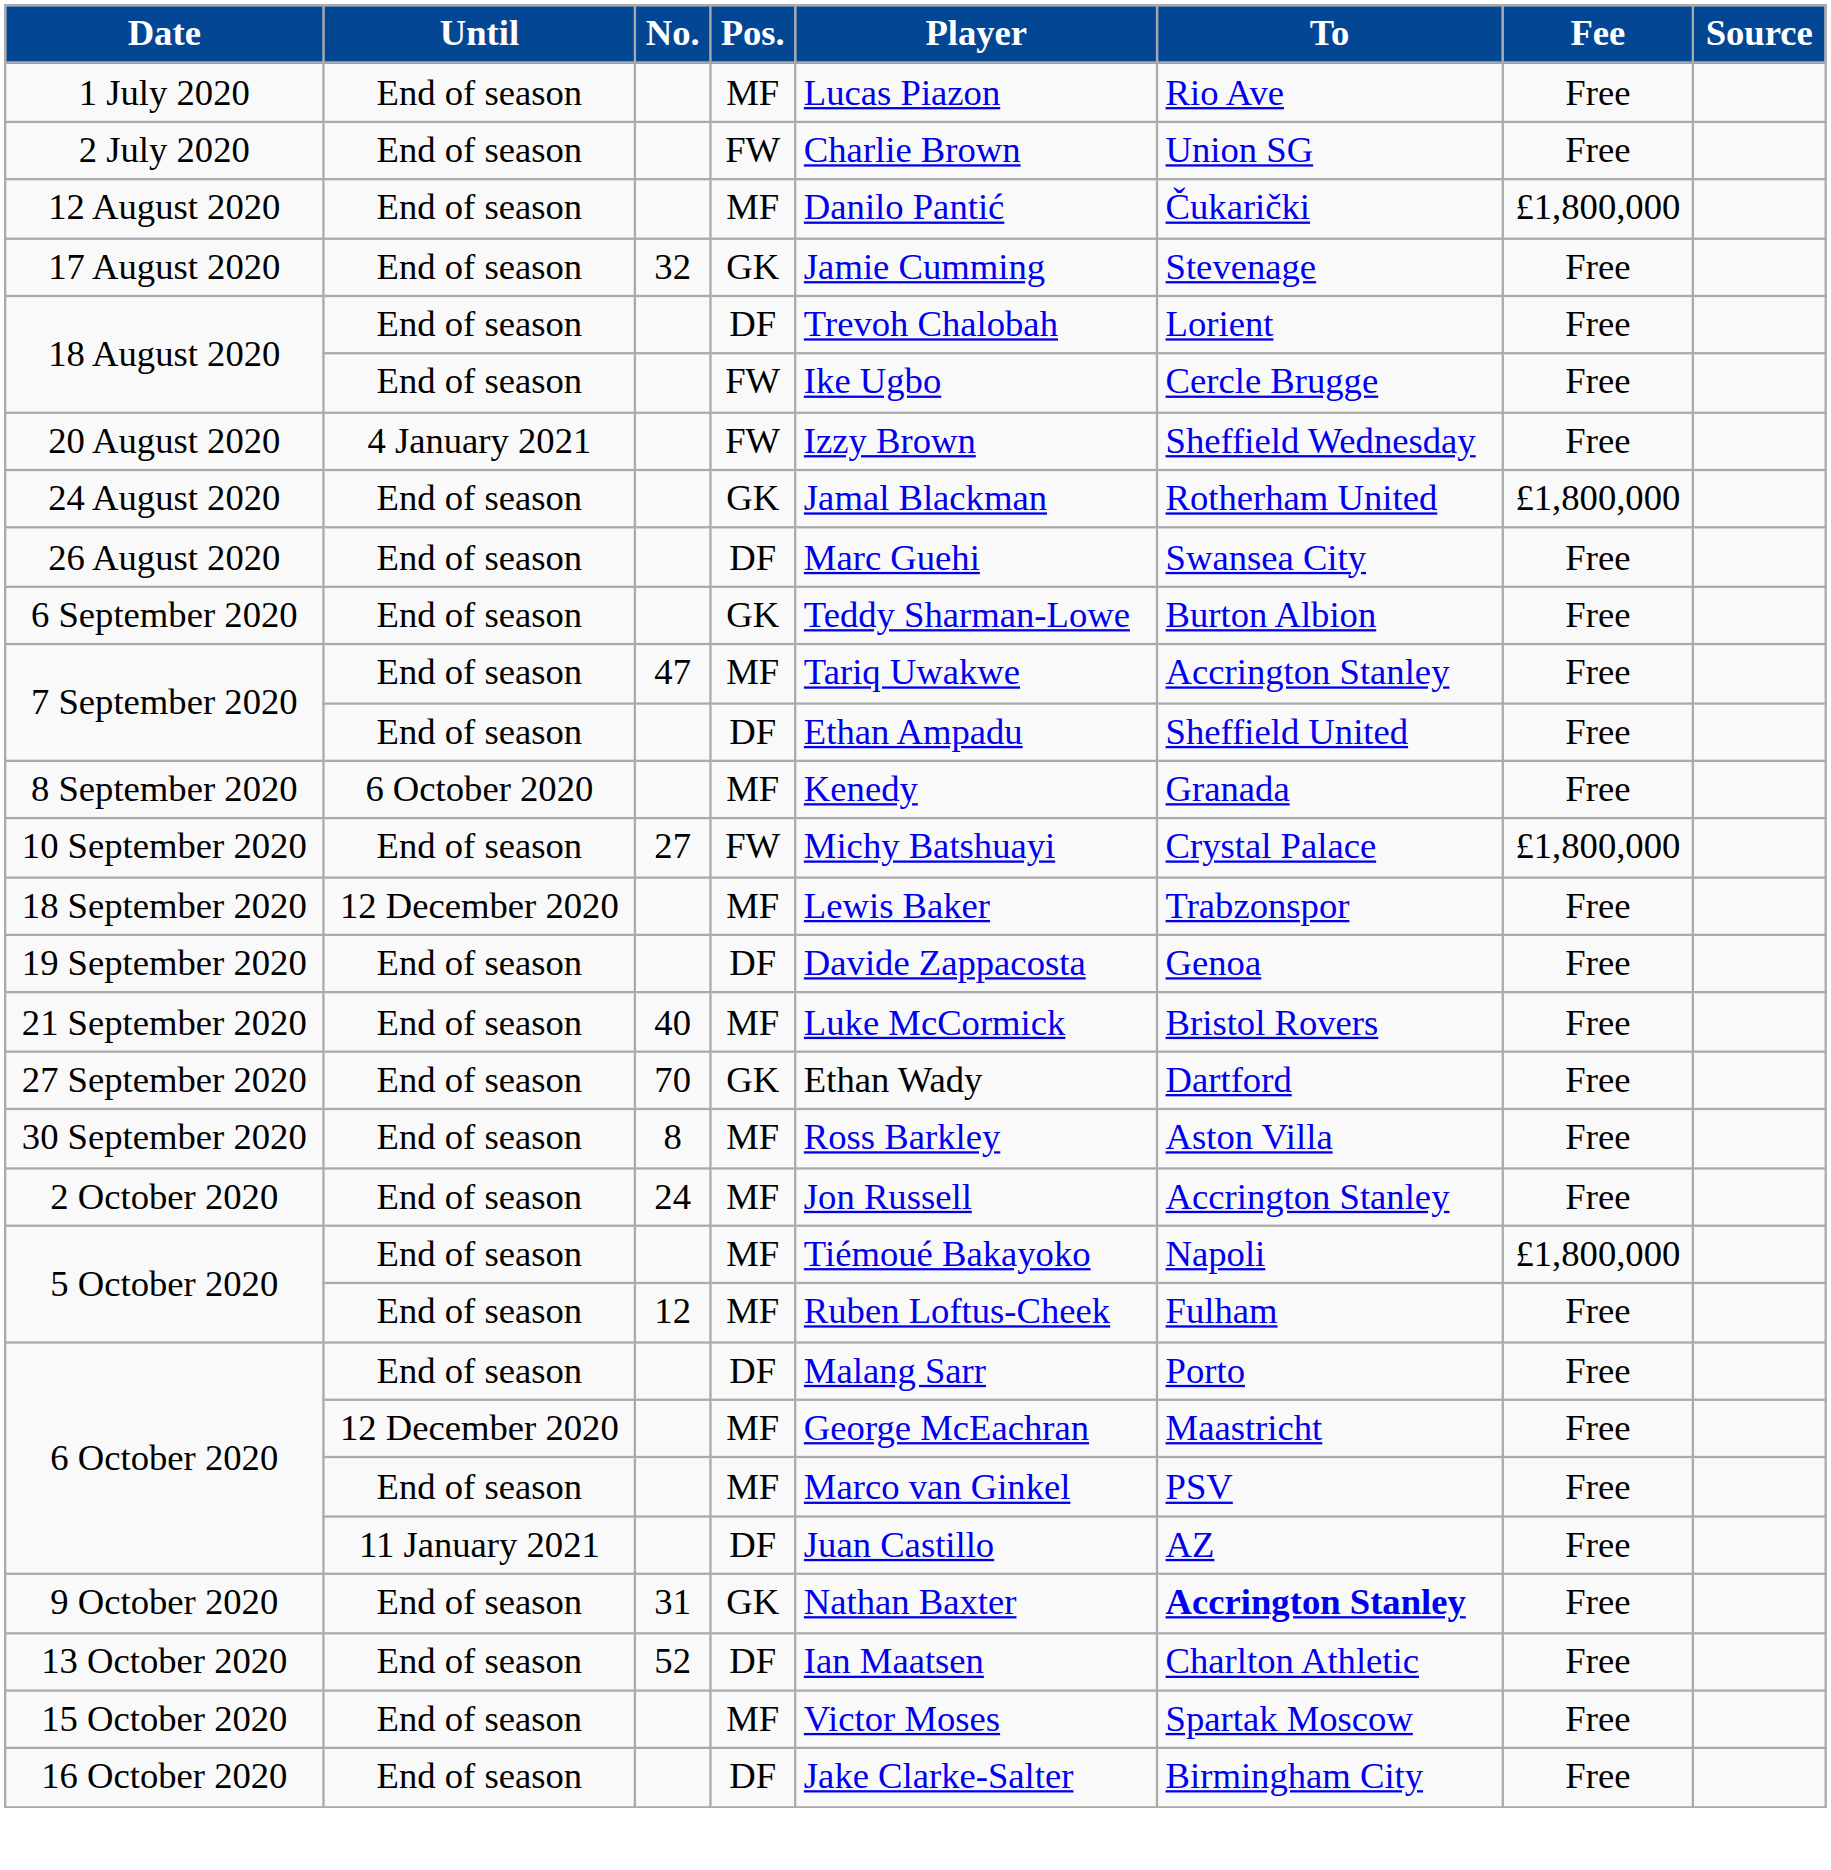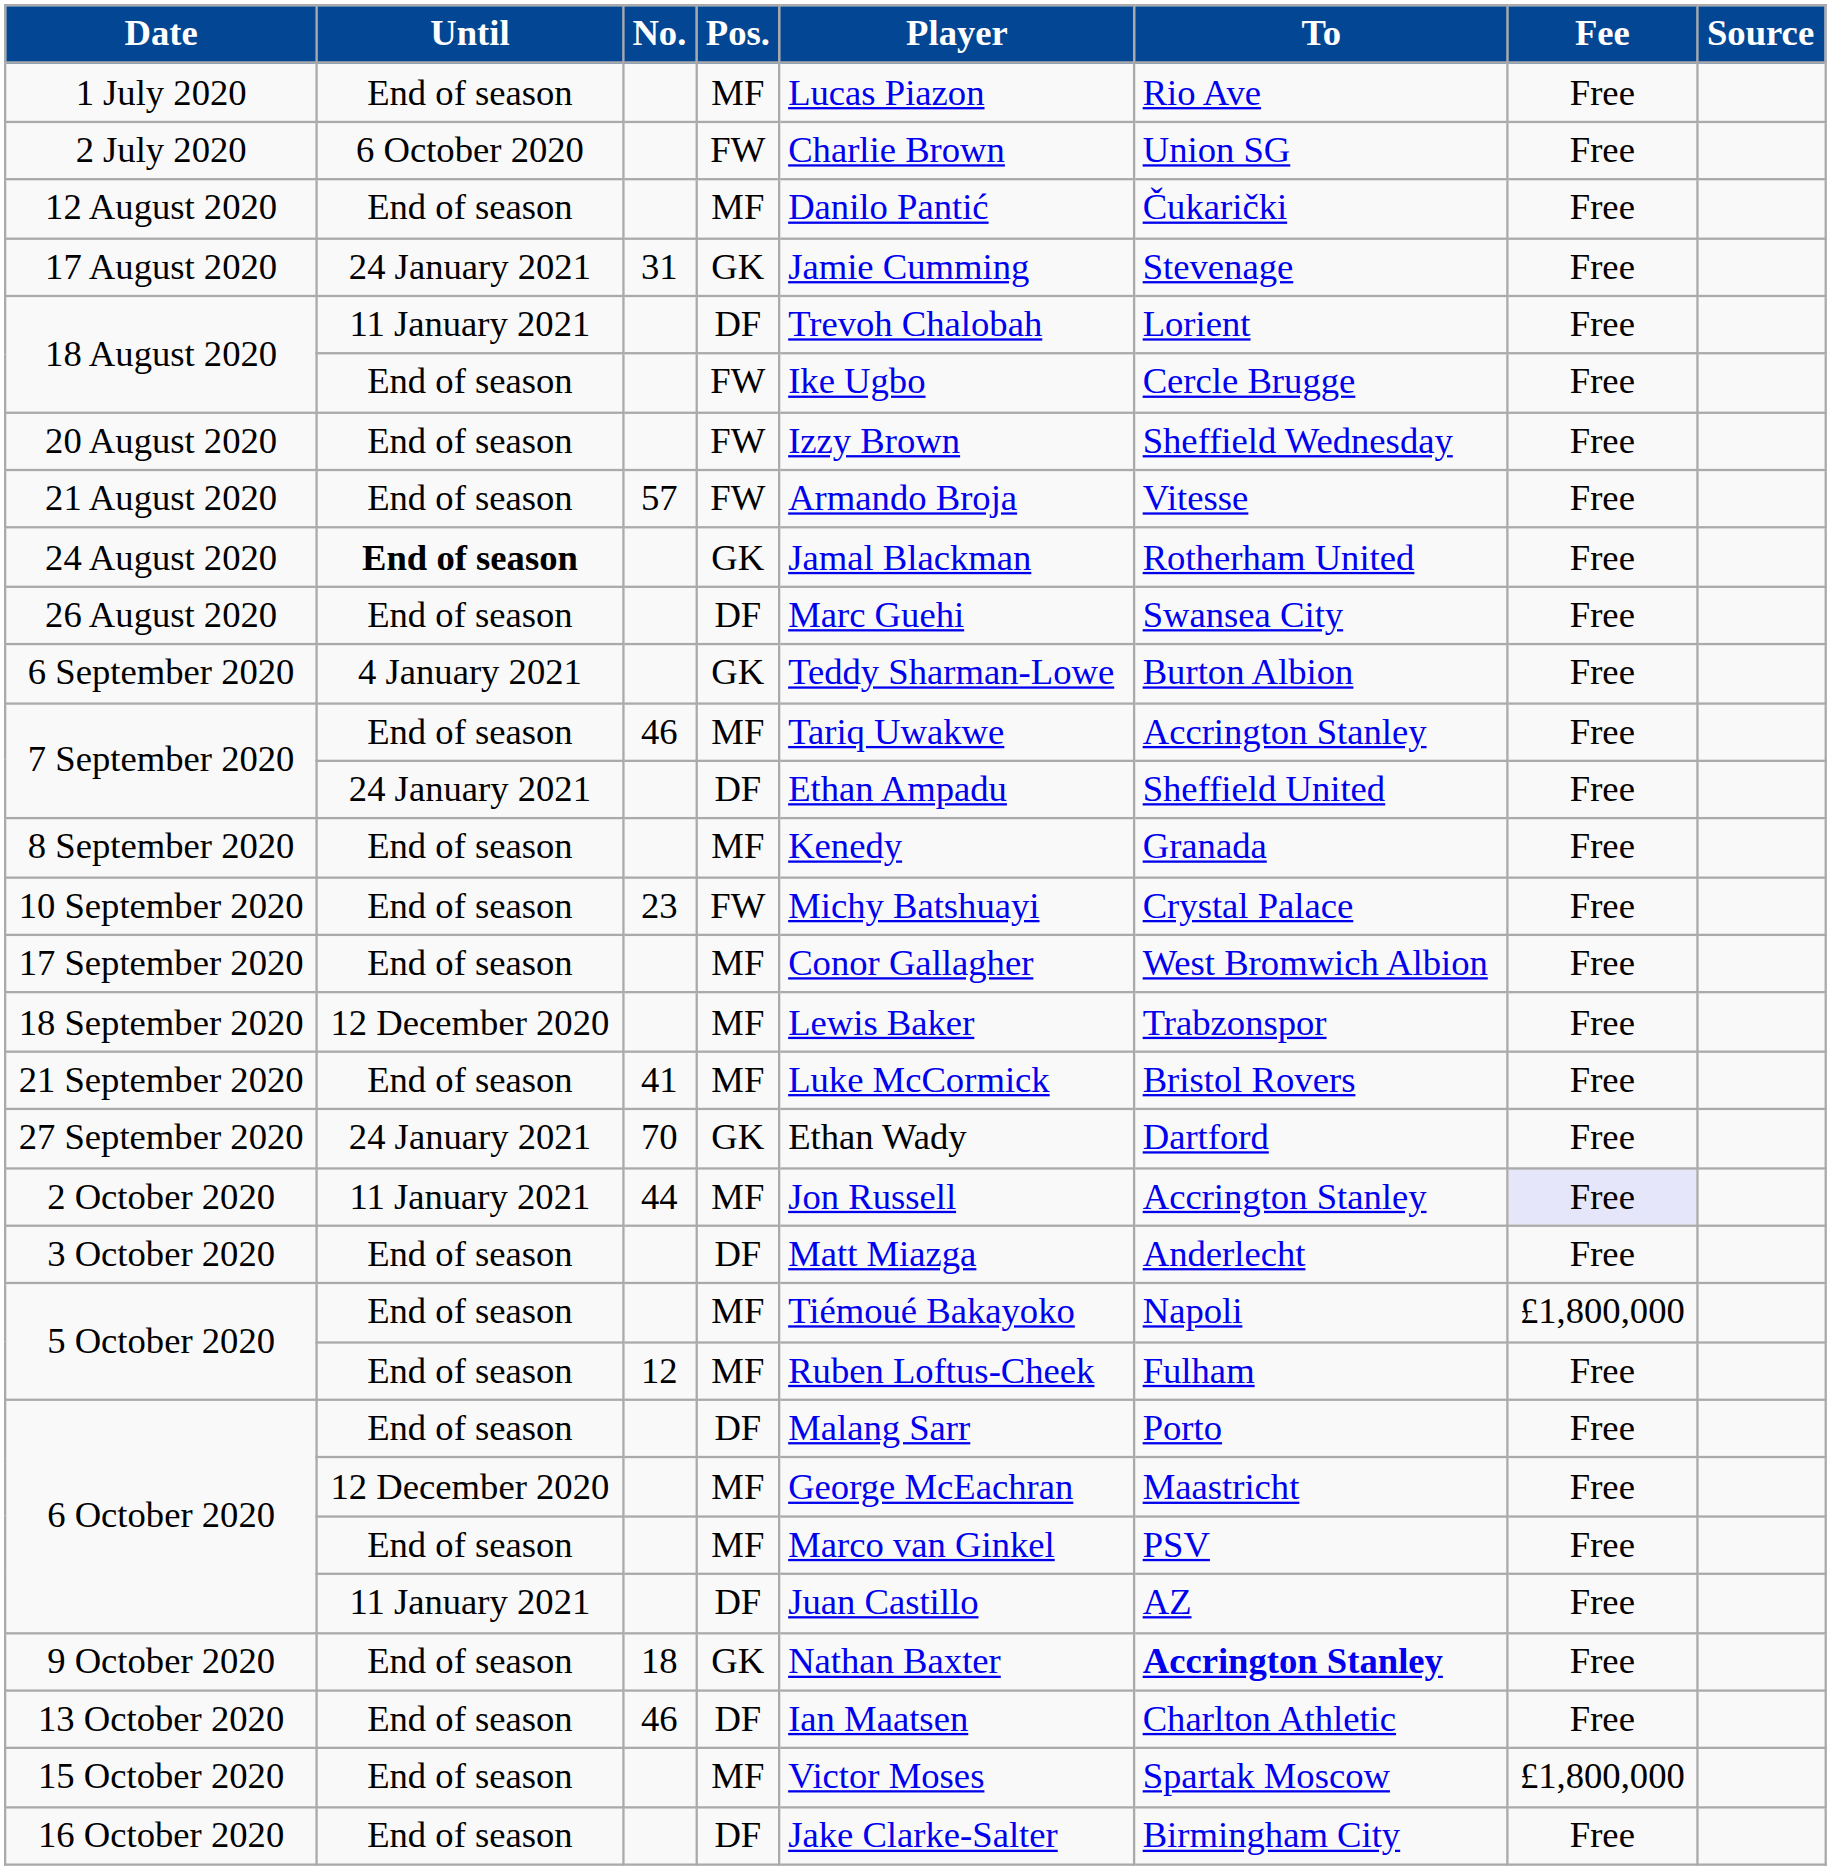(479, 149) End of season -> (470, 149) 6 October 2020
(1598, 207) £1,800,000 -> (1602, 207) Free
(479, 265) End of season -> (470, 265) 24 January 2021
(673, 265) 32 -> (659, 265) 31
(479, 324) End of season -> (470, 324) 11 January 2021
(479, 440) 4 January 2021 -> (470, 440) End of season
+ row: (161, 498)
(479, 498) normal -> (470, 556) bold
(1598, 498) £1,800,000 -> (1602, 556) Free
(479, 614) End of season -> (470, 672) 4 January 2021
(673, 672) 47 -> (659, 730) 46
(479, 730) End of season -> (470, 788) 24 January 2021
(479, 788) 6 October 2020 -> (470, 847) End of season
(673, 847) 27 -> (659, 905) 23
(1598, 847) £1,800,000 -> (1602, 905) Free
+ row: (161, 963)
- row: (164, 963)
(673, 1021) 40 -> (659, 1079) 41
(479, 1079) End of season -> (470, 1137) 24 January 2021
- row: (164, 1137)
(479, 1195) End of season -> (470, 1195) 11 January 2021
(673, 1195) 24 -> (659, 1195) 44
(1598, 1195) no background -> (1602, 1195) lavender background
+ row: (161, 1253)
(673, 1602) 31 -> (659, 1660) 18
(673, 1660) 52 -> (659, 1718) 46
(1598, 1718) Free -> (1602, 1776) £1,800,000
